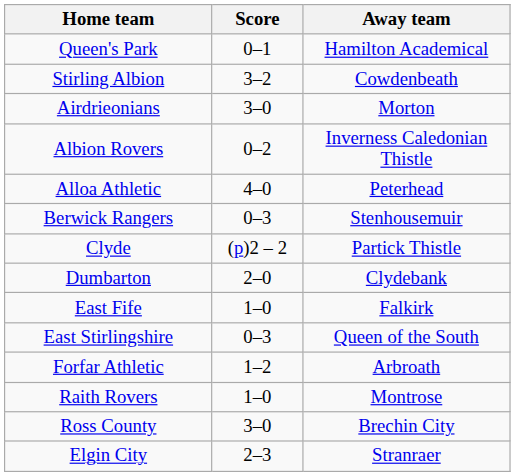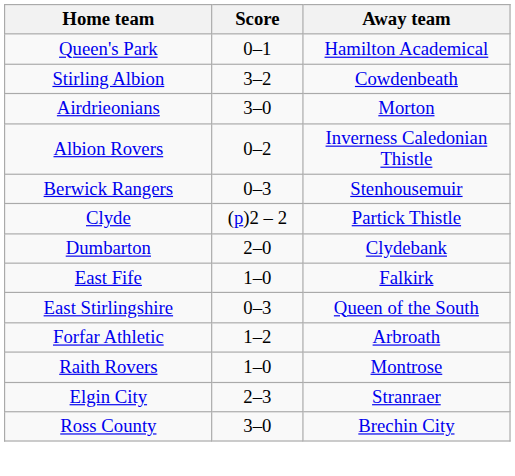- row: (108, 188)
rows swapped: (108, 426) <-> (108, 456)
